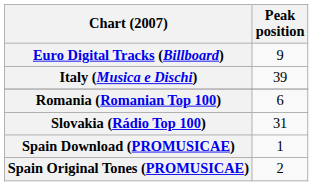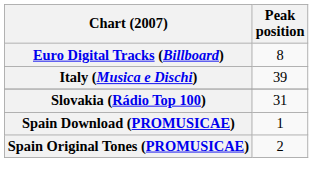(280, 54) 9 -> (280, 54) 8
- row: (128, 100)
